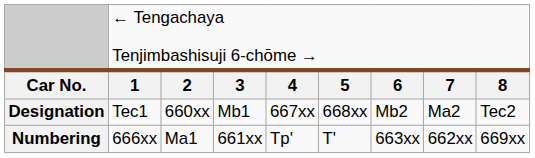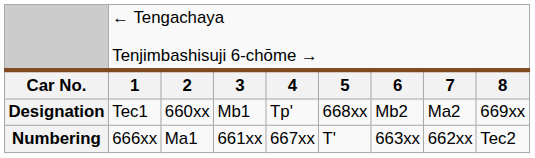(292, 112) 667xx -> (281, 112) Tp'
(498, 112) Tec2 -> (503, 112) 669xx
(281, 138) Tp' -> (292, 138) 667xx
(503, 138) 669xx -> (498, 138) Tec2
